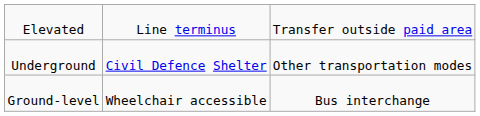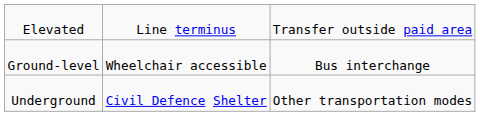rows swapped: (54, 100) <-> (54, 65)
